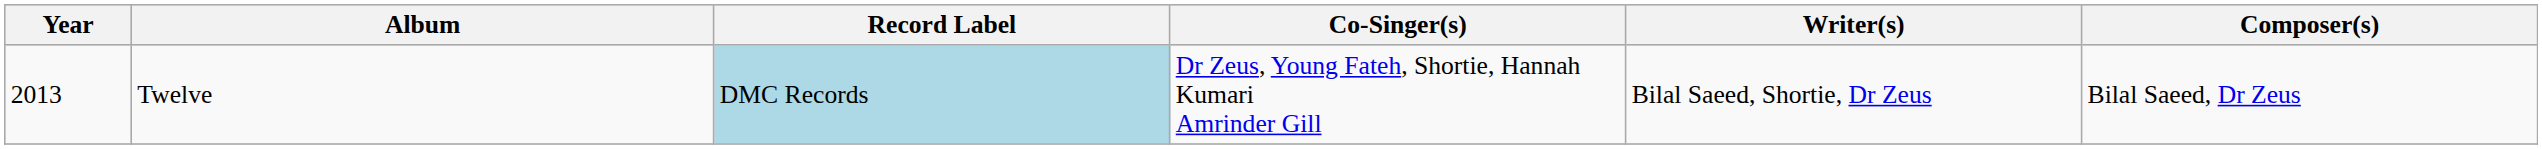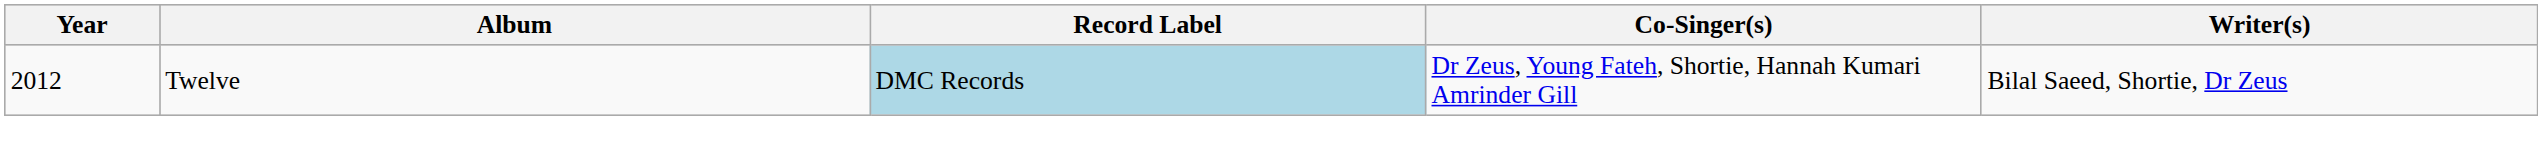- column: (2310, 24)
(36, 94) 2013 -> (36, 79) 2012
